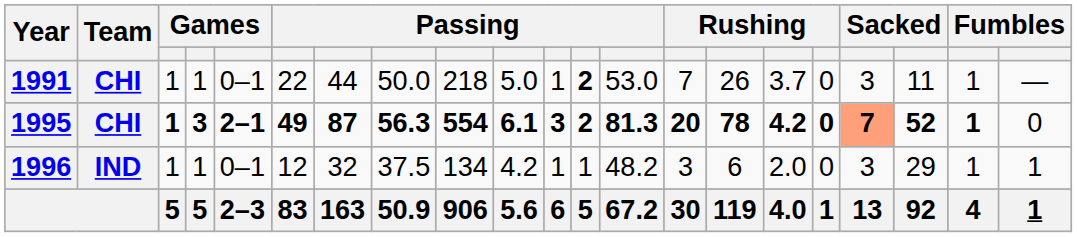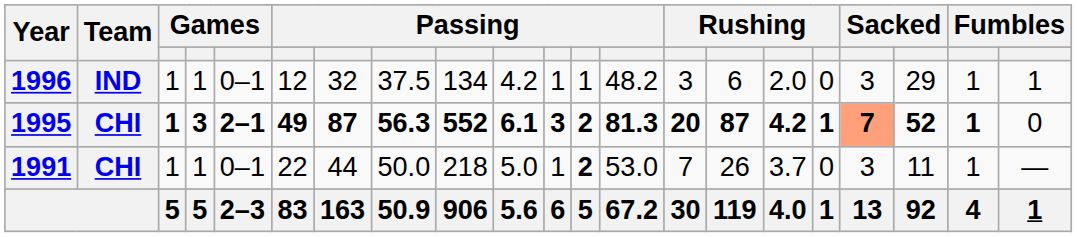rows swapped: (41, 81) <-> (41, 167)
(465, 124) 554 -> (465, 124) 552
(735, 124) 78 -> (735, 124) 87
(827, 124) 0 -> (827, 124) 1
